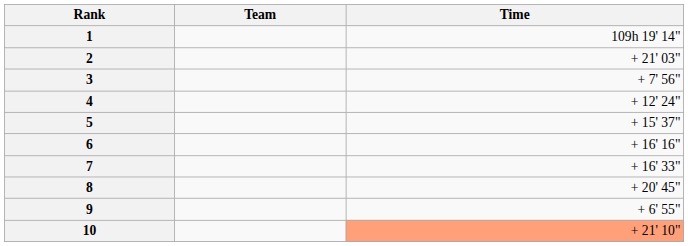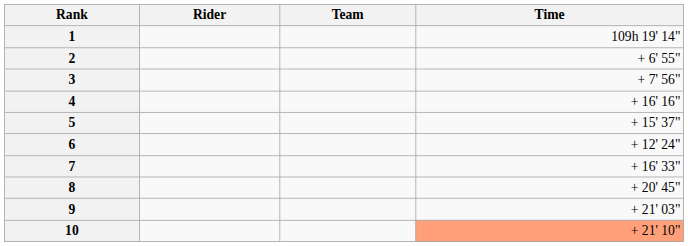+ column: (210, 15)
(656, 58) + 21' 03" -> (659, 58) + 6' 55"
(656, 101) + 12' 24" -> (656, 101) + 16' 16"
(656, 144) + 16' 16" -> (656, 144) + 12' 24"
(659, 209) + 6' 55" -> (656, 209) + 21' 03"
